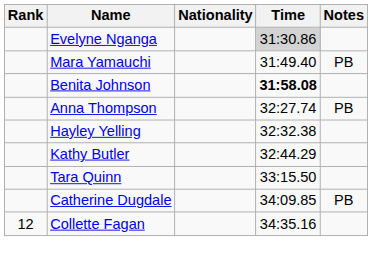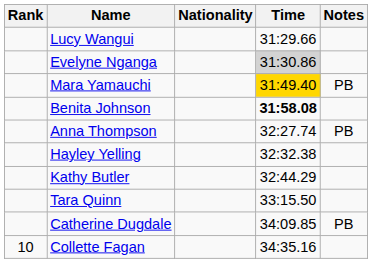+ row: (92, 39)
(288, 62) no background -> (288, 85) gold background
(26, 223) 12 -> (26, 246) 10
